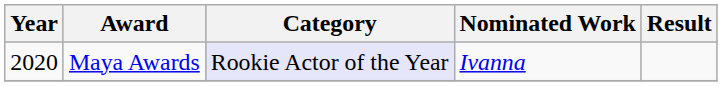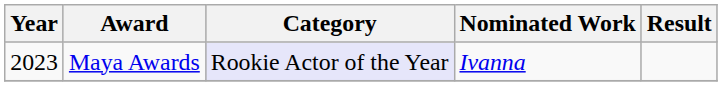(34, 61) 2020 -> (34, 61) 2023
